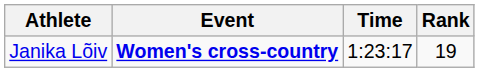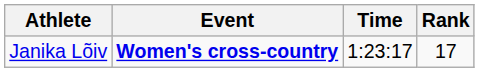(446, 51) 19 -> (446, 51) 17
